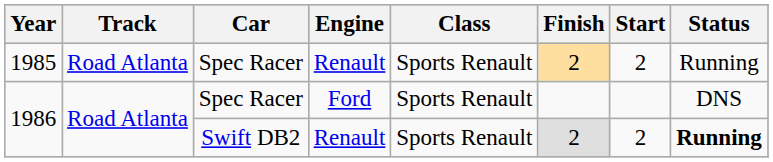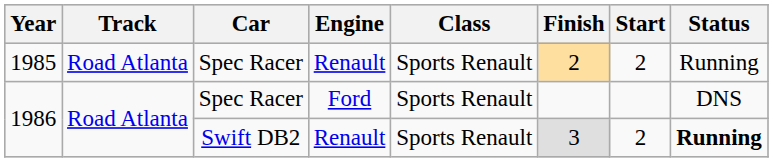(574, 137) 2 -> (574, 137) 3
